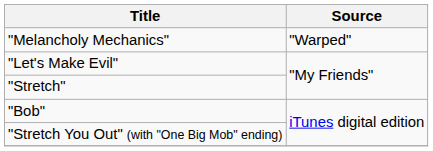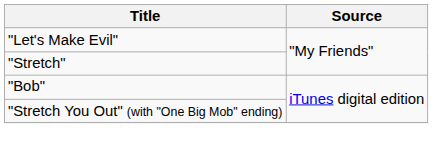- row: (88, 39)
